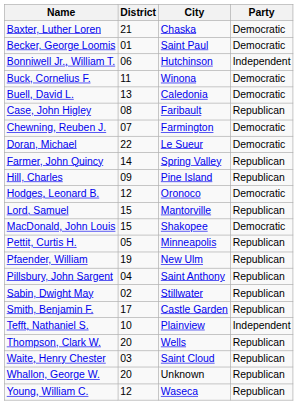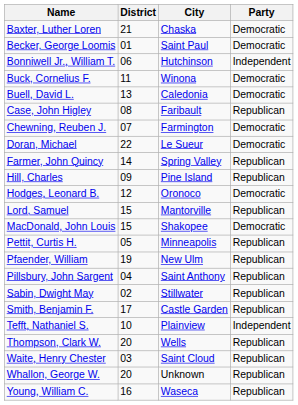(126, 392) 12 -> (126, 392) 16
